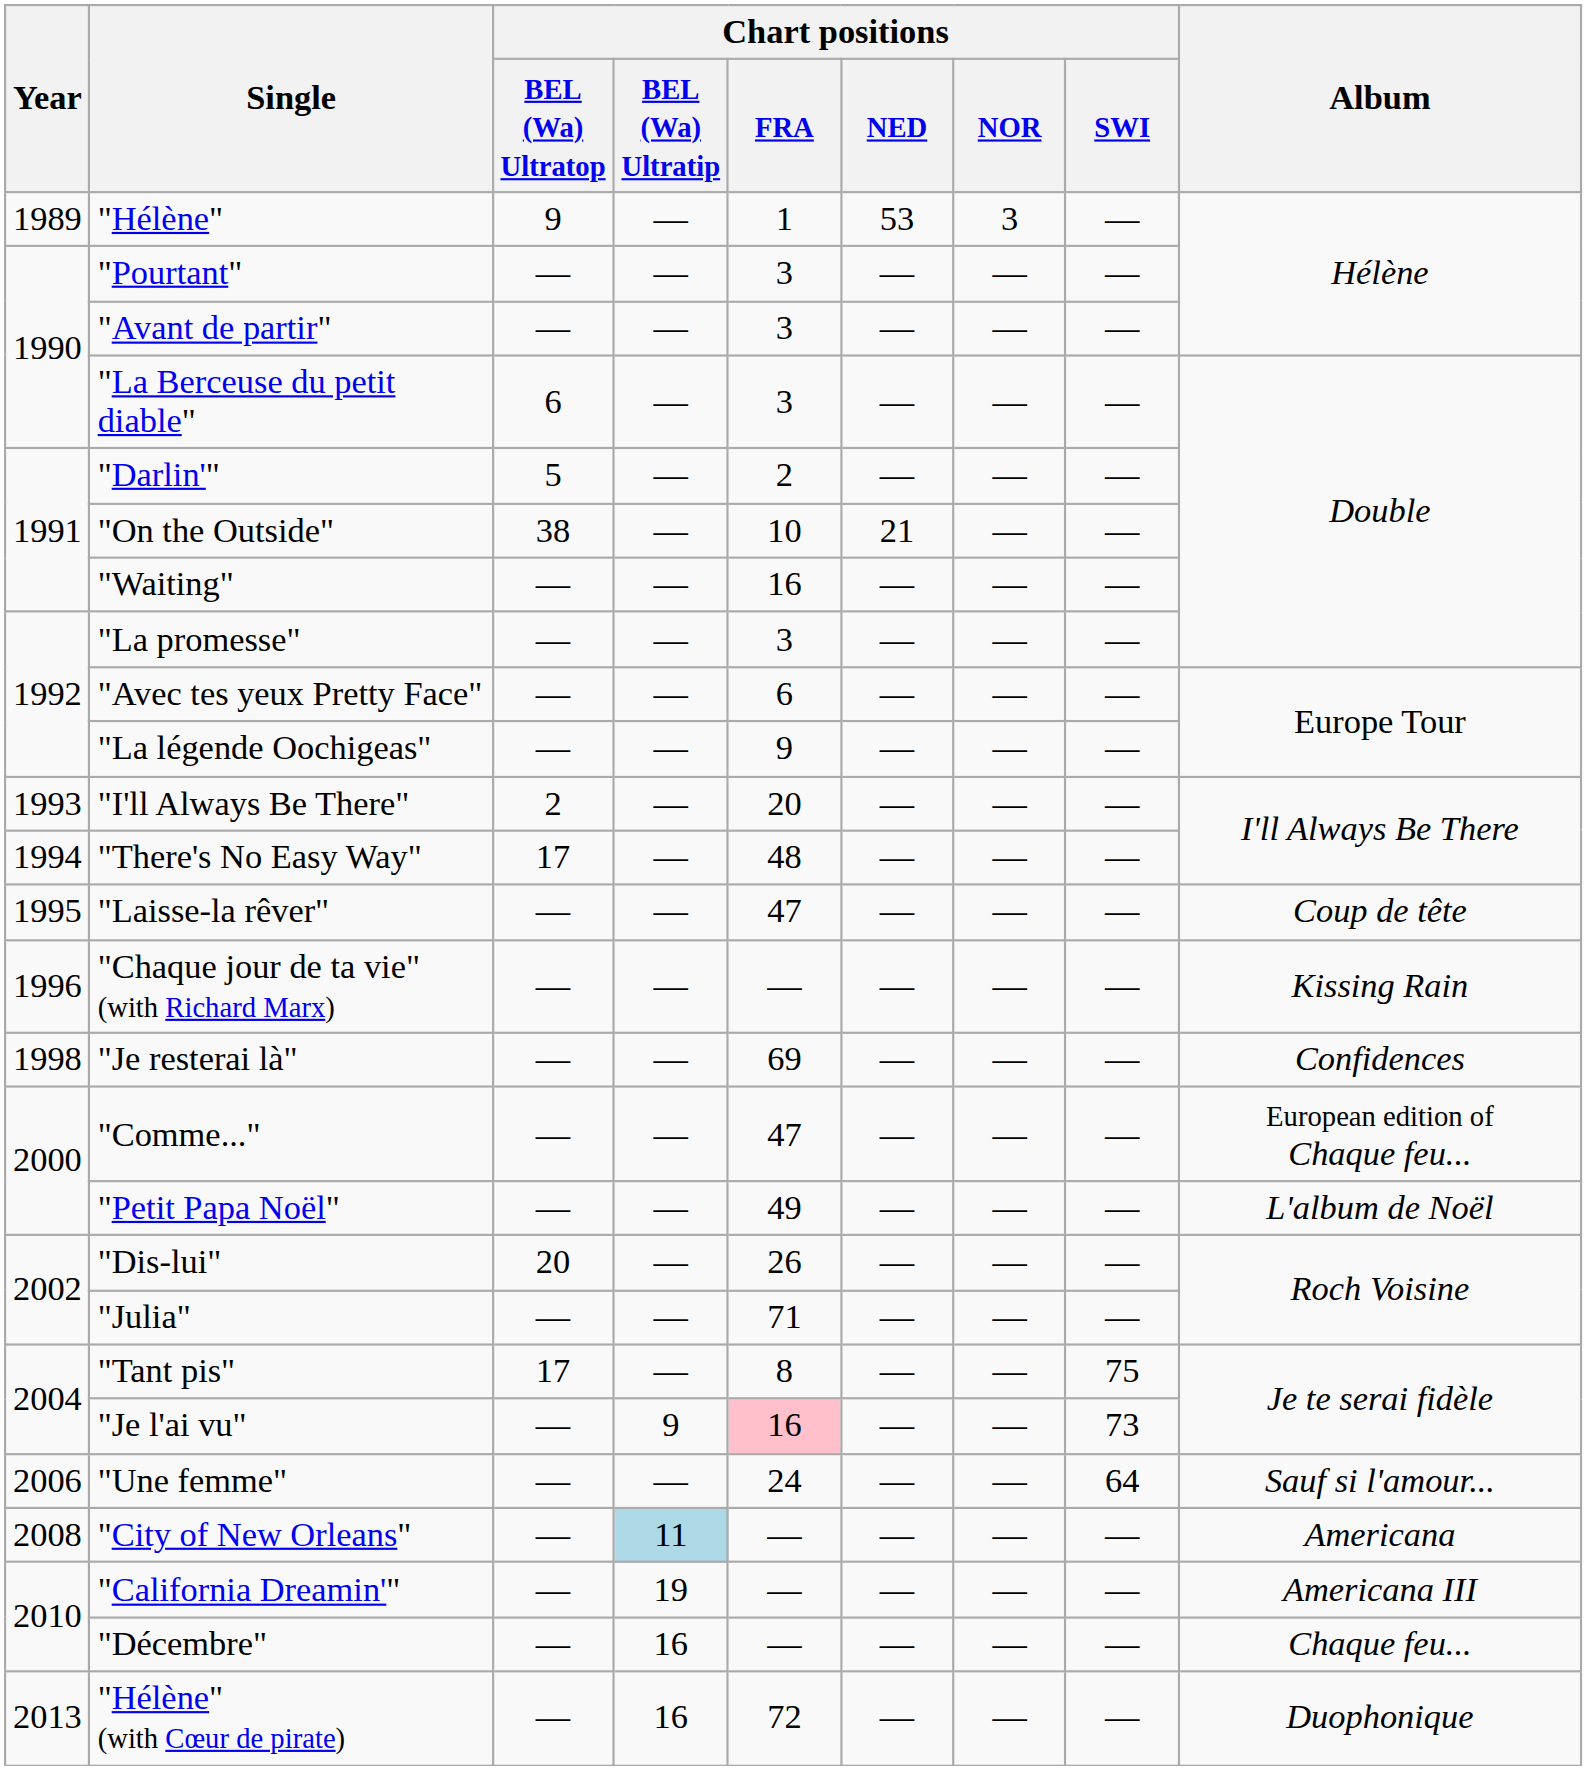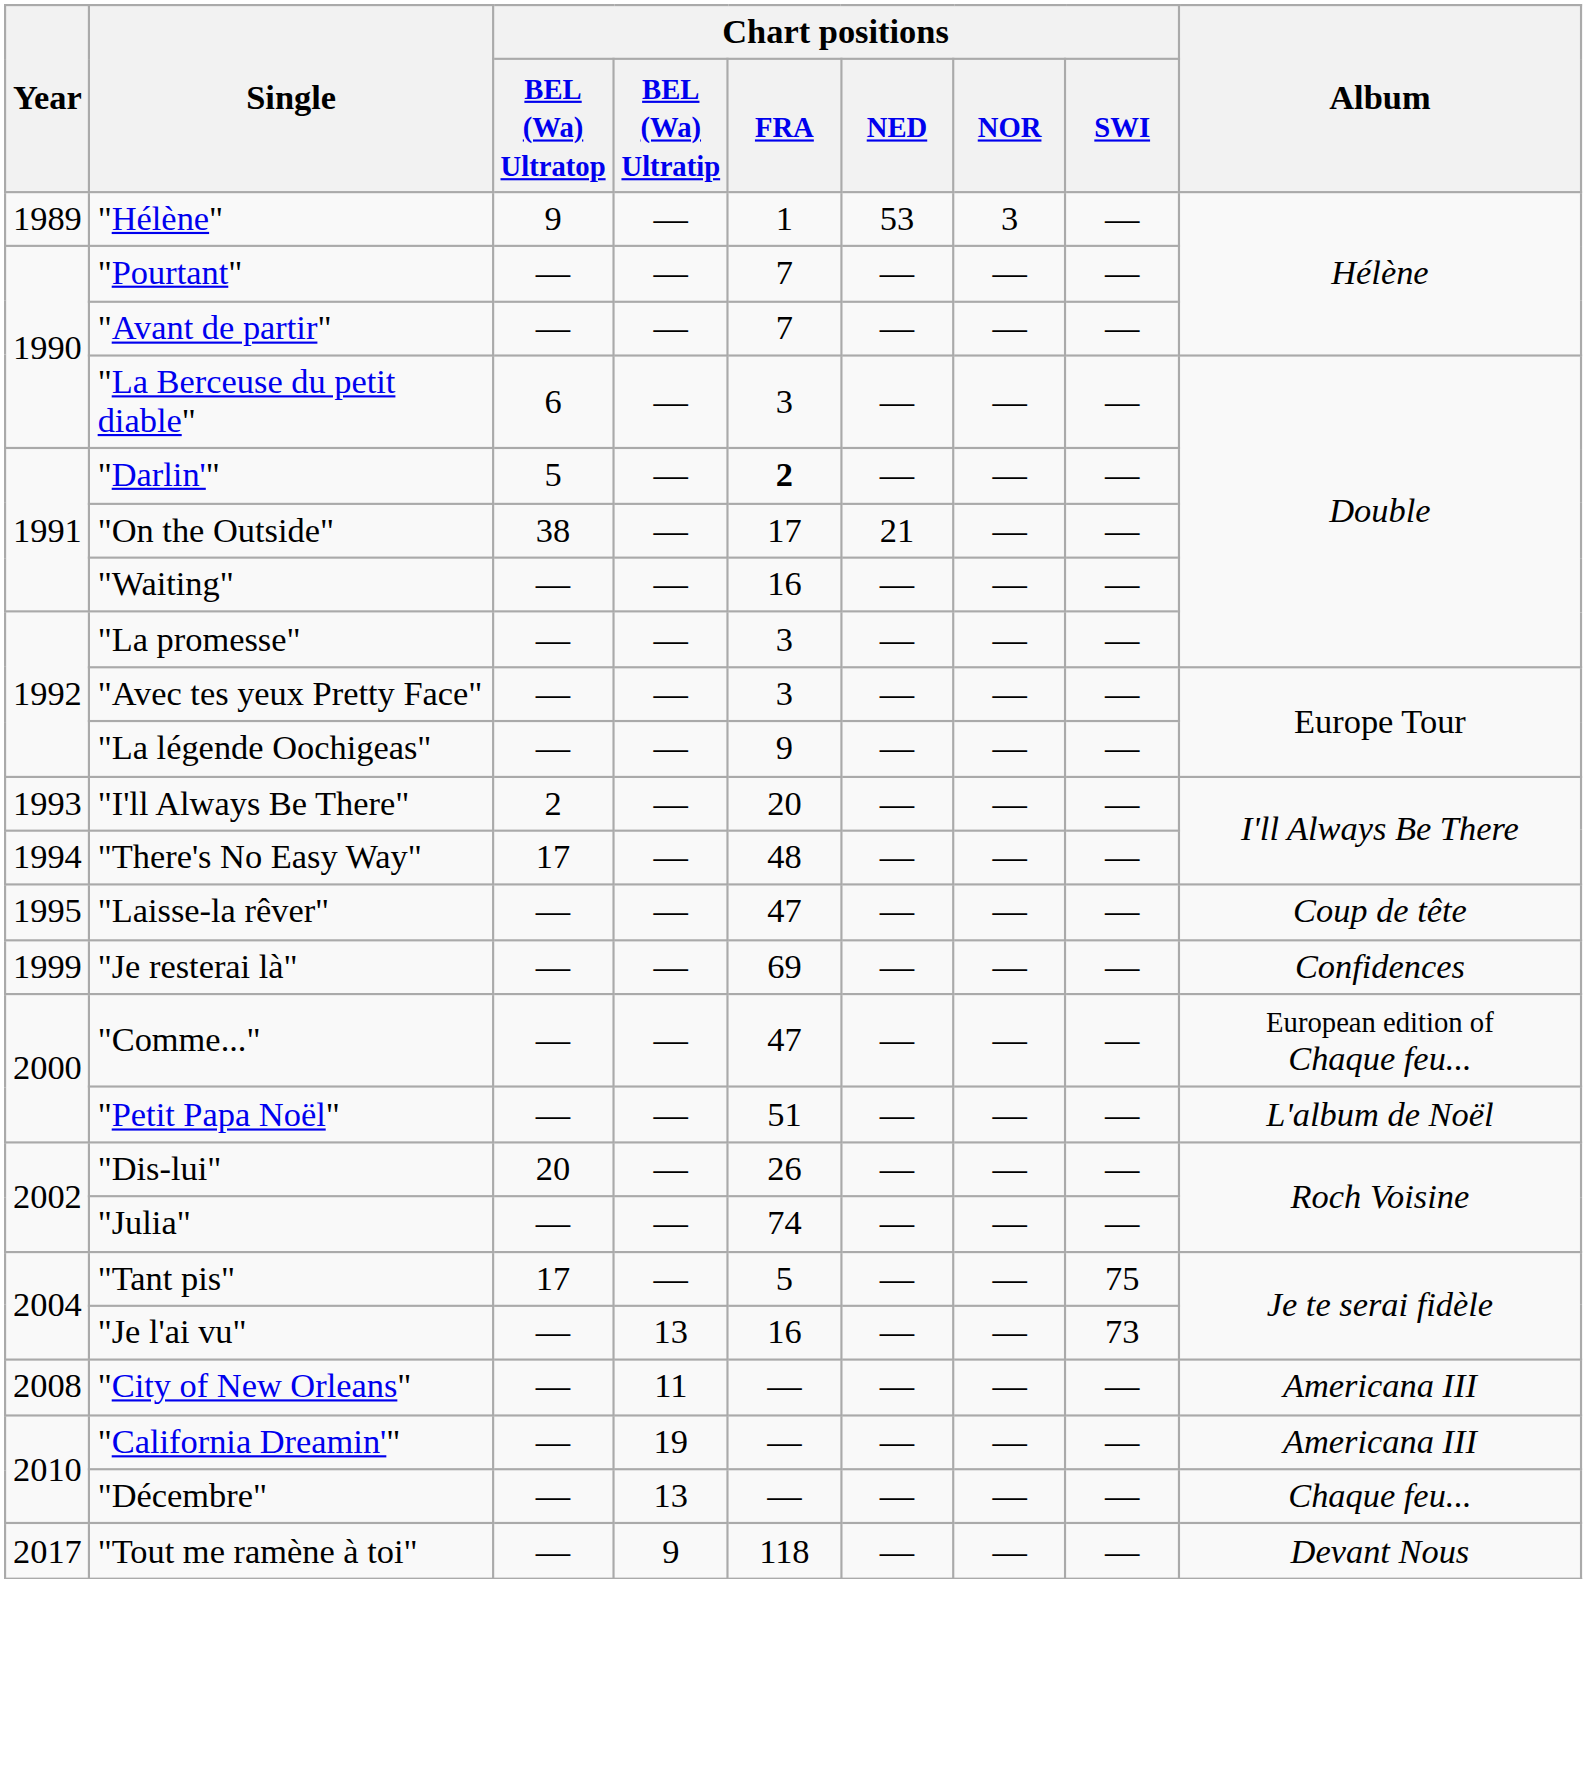(784, 272) 3 -> (784, 272) 7
(784, 327) 3 -> (784, 327) 7
(784, 475) normal -> (784, 475) bold
(784, 529) 10 -> (784, 529) 17
(784, 693) 6 -> (784, 693) 3
- row: (259, 985)
(47, 1059) 1998 -> (47, 966) 1999
(784, 1207) 49 -> (784, 1114) 51
(784, 1316) 71 -> (784, 1223) 74
(784, 1370) 8 -> (784, 1277) 5
(671, 1425) 9 -> (671, 1332) 13
(784, 1425) pink background -> (784, 1332) no background
- row: (192, 1480)
(671, 1534) lightblue background -> (671, 1386) no background
(1380, 1534) Americana -> (1380, 1386) Americana III
(671, 1643) 16 -> (671, 1495) 13
- row: (221, 1717)
+ row: (258, 1550)
